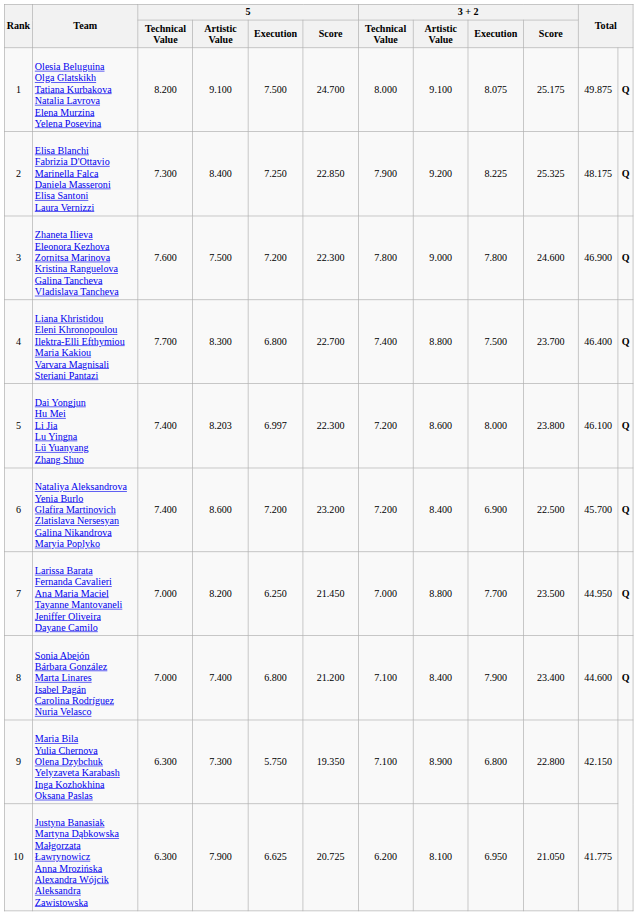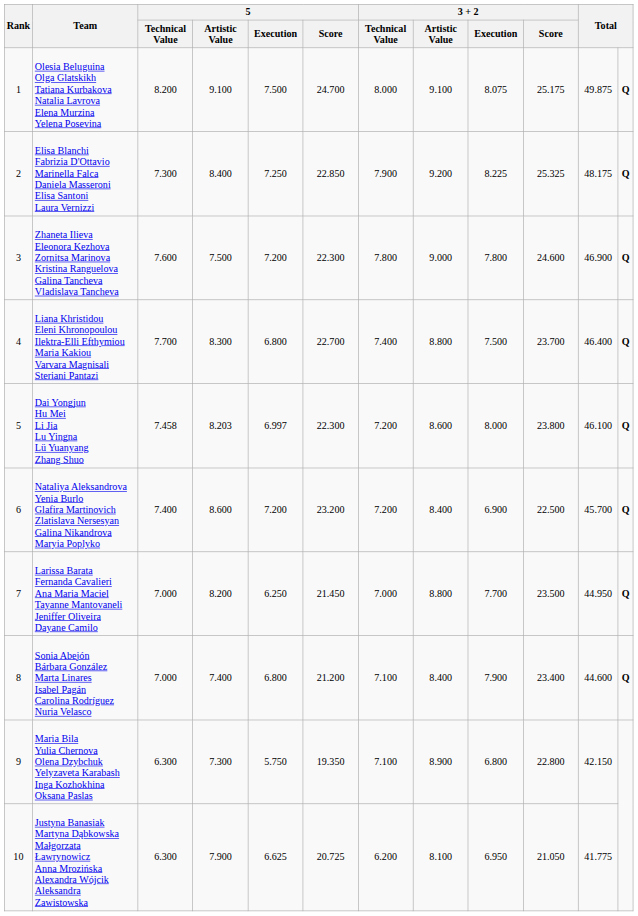(165, 425) 7.400 -> (165, 425) 7.458
